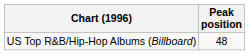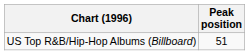(222, 41) 48 -> (222, 41) 51
